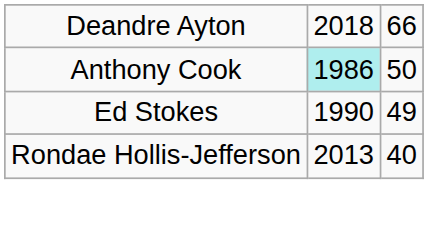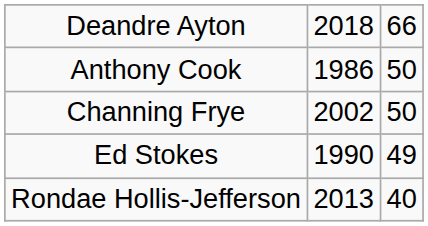(344, 69) paleturquoise background -> (344, 69) no background
+ row: (156, 112)
